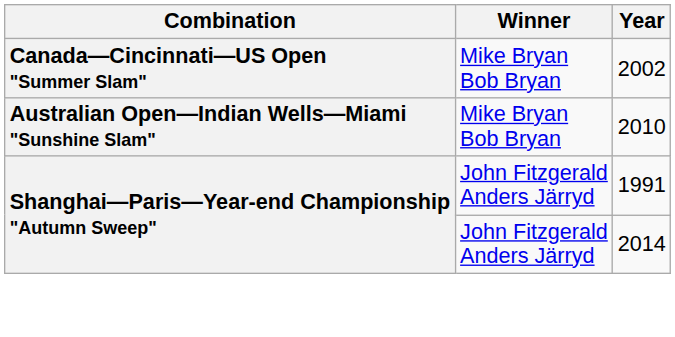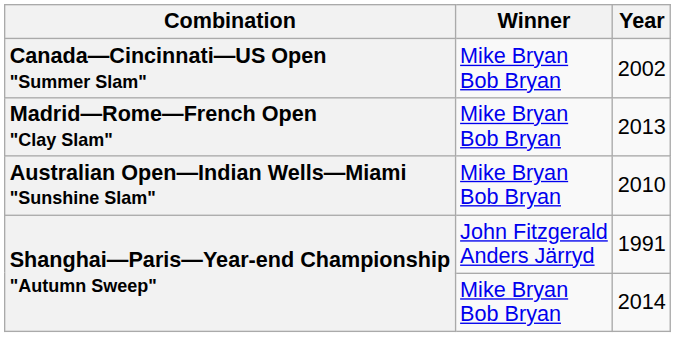+ row: (642, 126)
(534, 243) John Fitzgerald Anders Järryd -> (514, 302) Mike Bryan Bob Bryan
